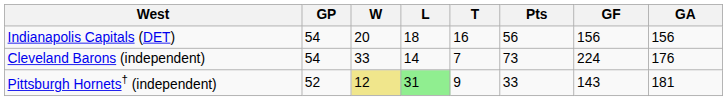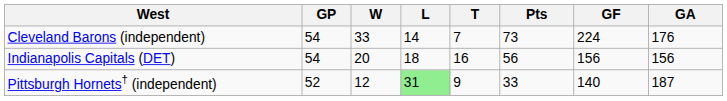rows swapped: (106, 59) <-> (91, 37)
(362, 82) khaki background -> (362, 82) no background
(589, 82) 143 -> (589, 82) 140
(663, 82) 181 -> (663, 82) 187
